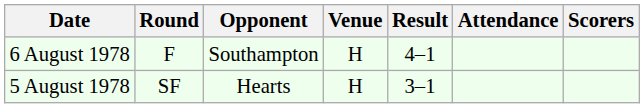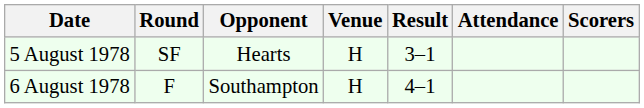rows swapped: (70, 86) <-> (70, 53)
